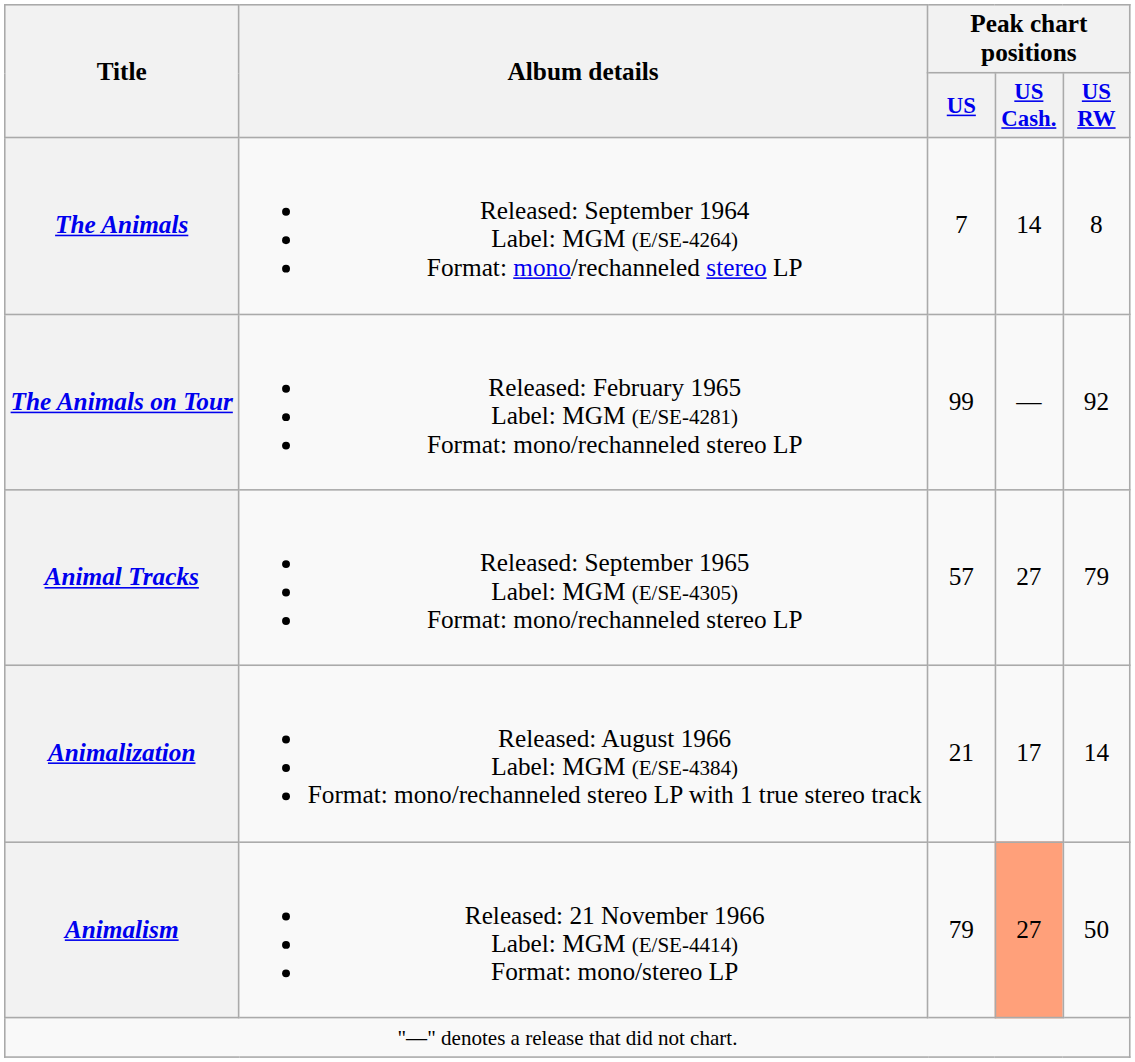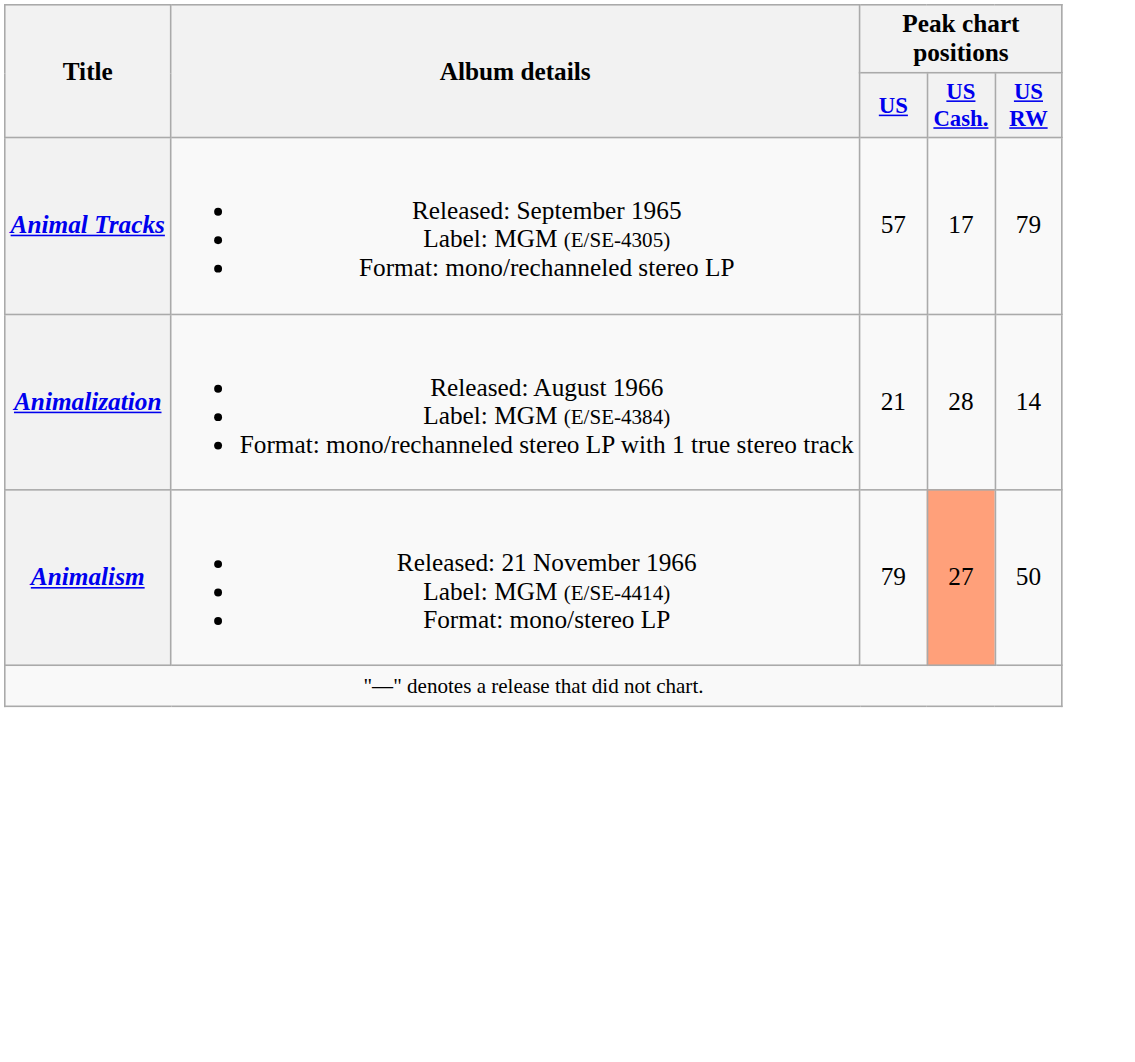- row: (122, 225)
- row: (122, 401)
(1029, 577) 27 -> (961, 225) 17
(1029, 753) 17 -> (961, 401) 28
